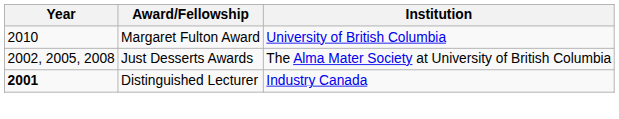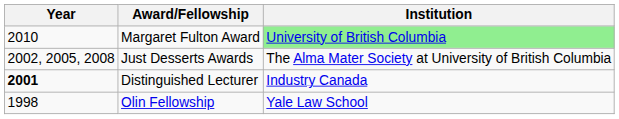(356, 37) no background -> (356, 37) lightgreen background
+ row: (168, 102)
